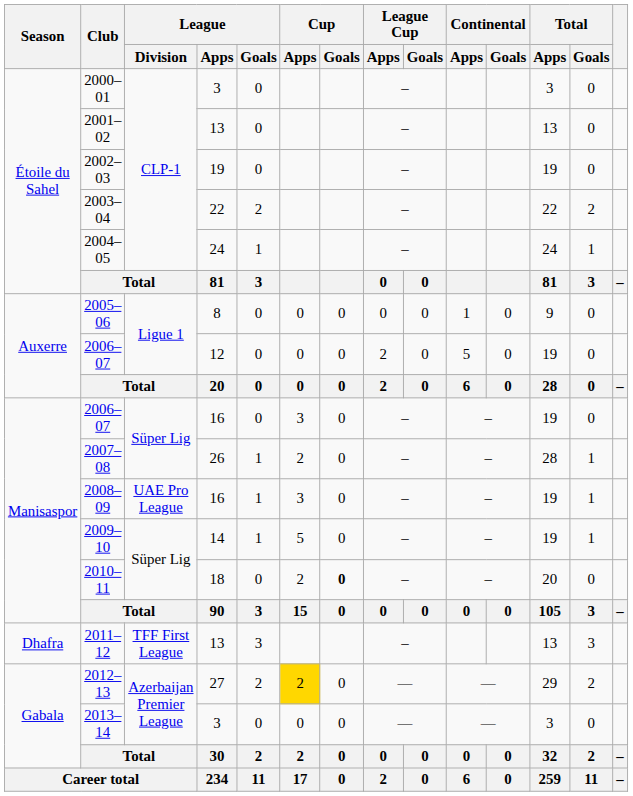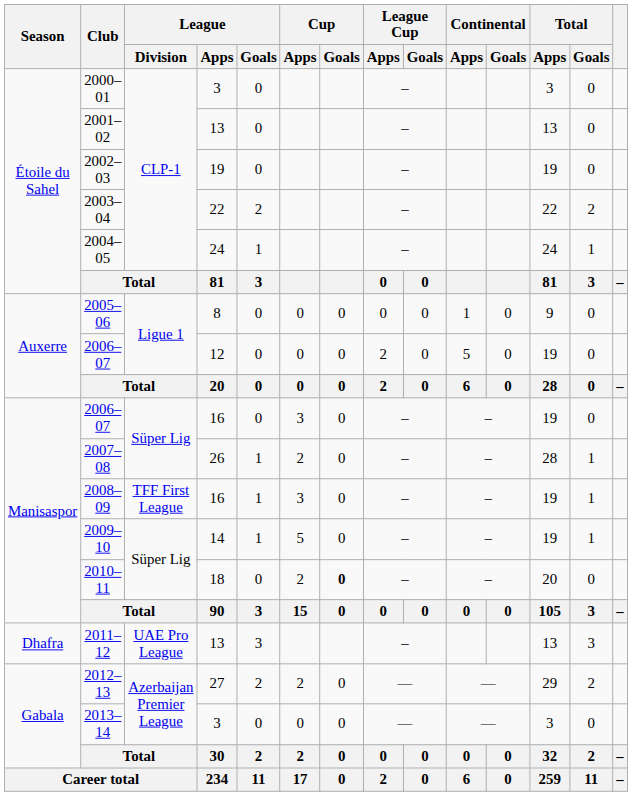(161, 498) UAE Pro League -> (161, 498) TFF First League
(161, 643) TFF First League -> (161, 643) UAE Pro League
(300, 683) gold background -> (300, 683) no background
